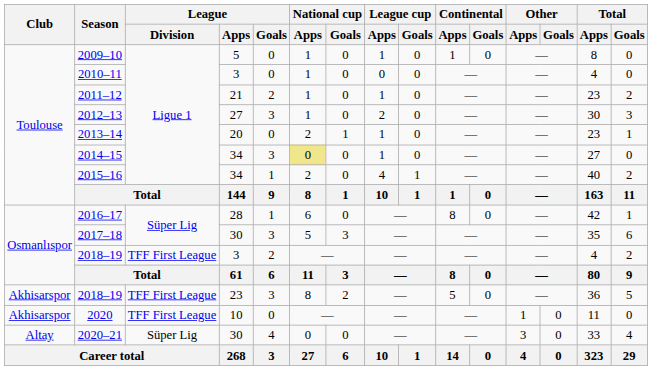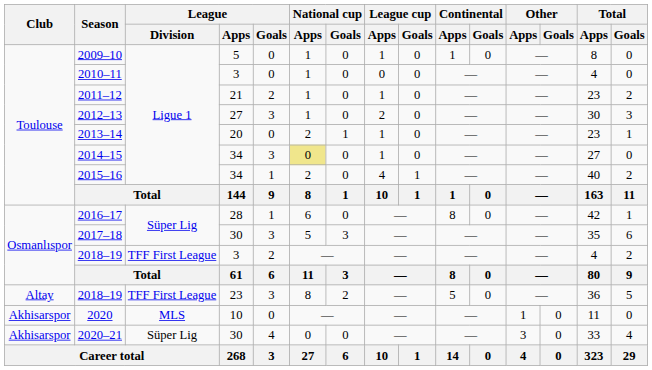(40, 295) Akhisarspor -> (40, 295) Altay
(172, 315) TFF First League -> (172, 315) MLS
(40, 335) Altay -> (40, 335) Akhisarspor
